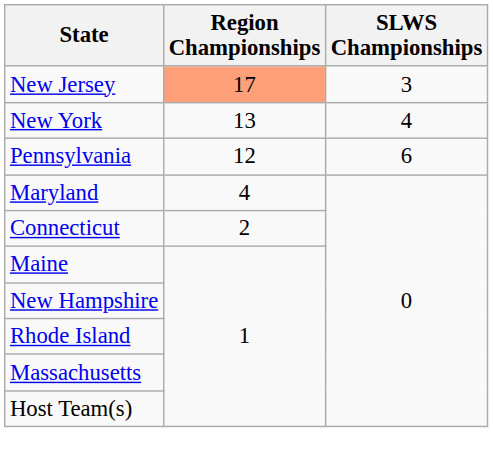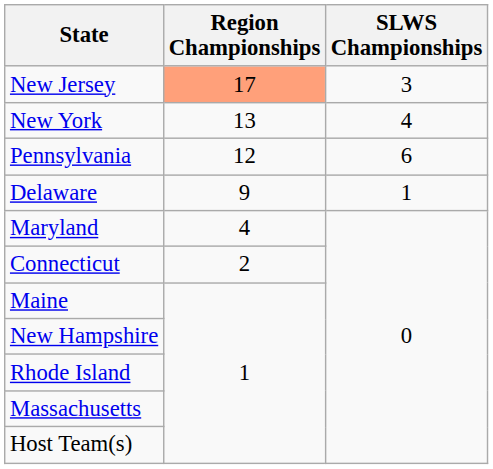+ row: (53, 192)
